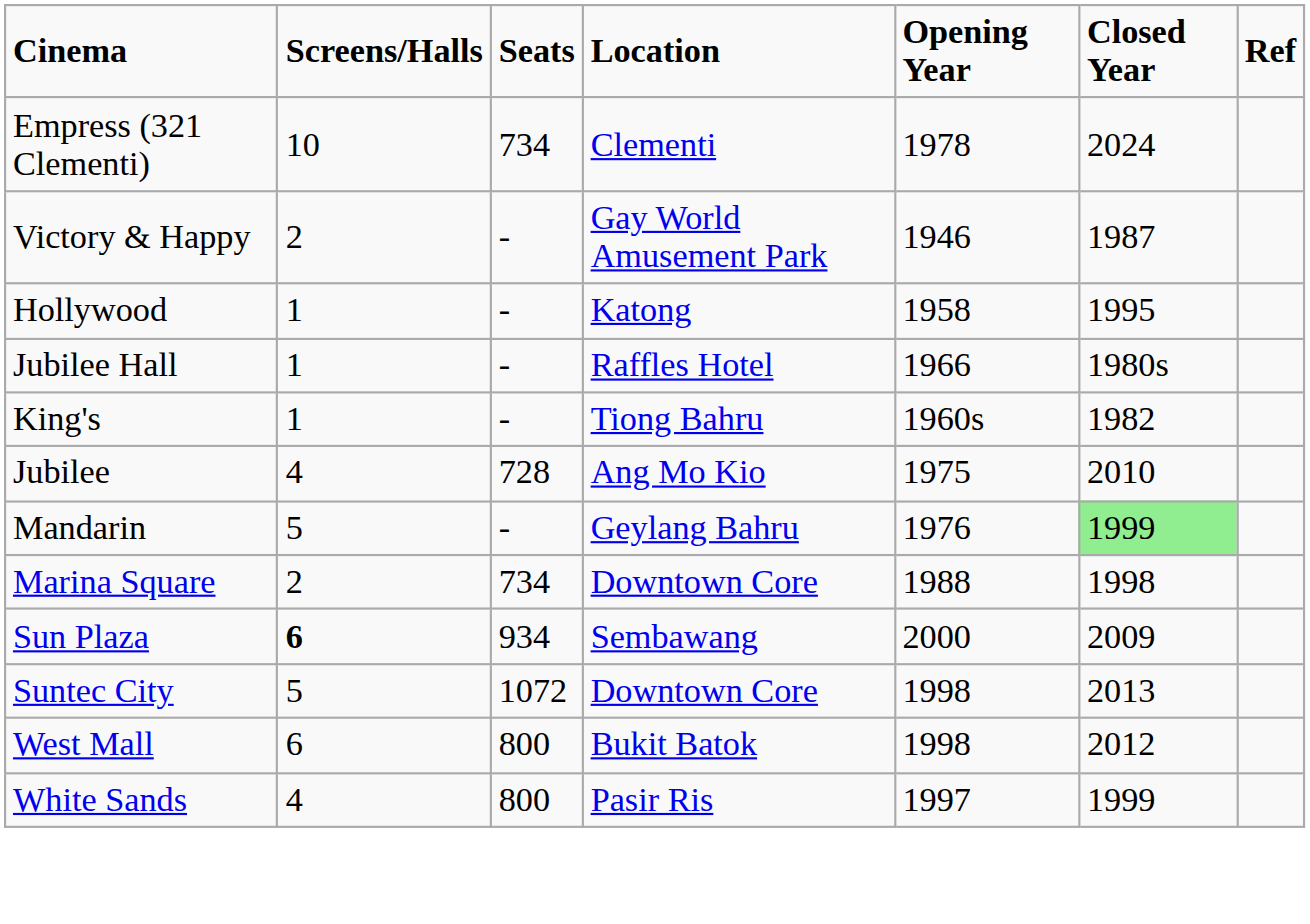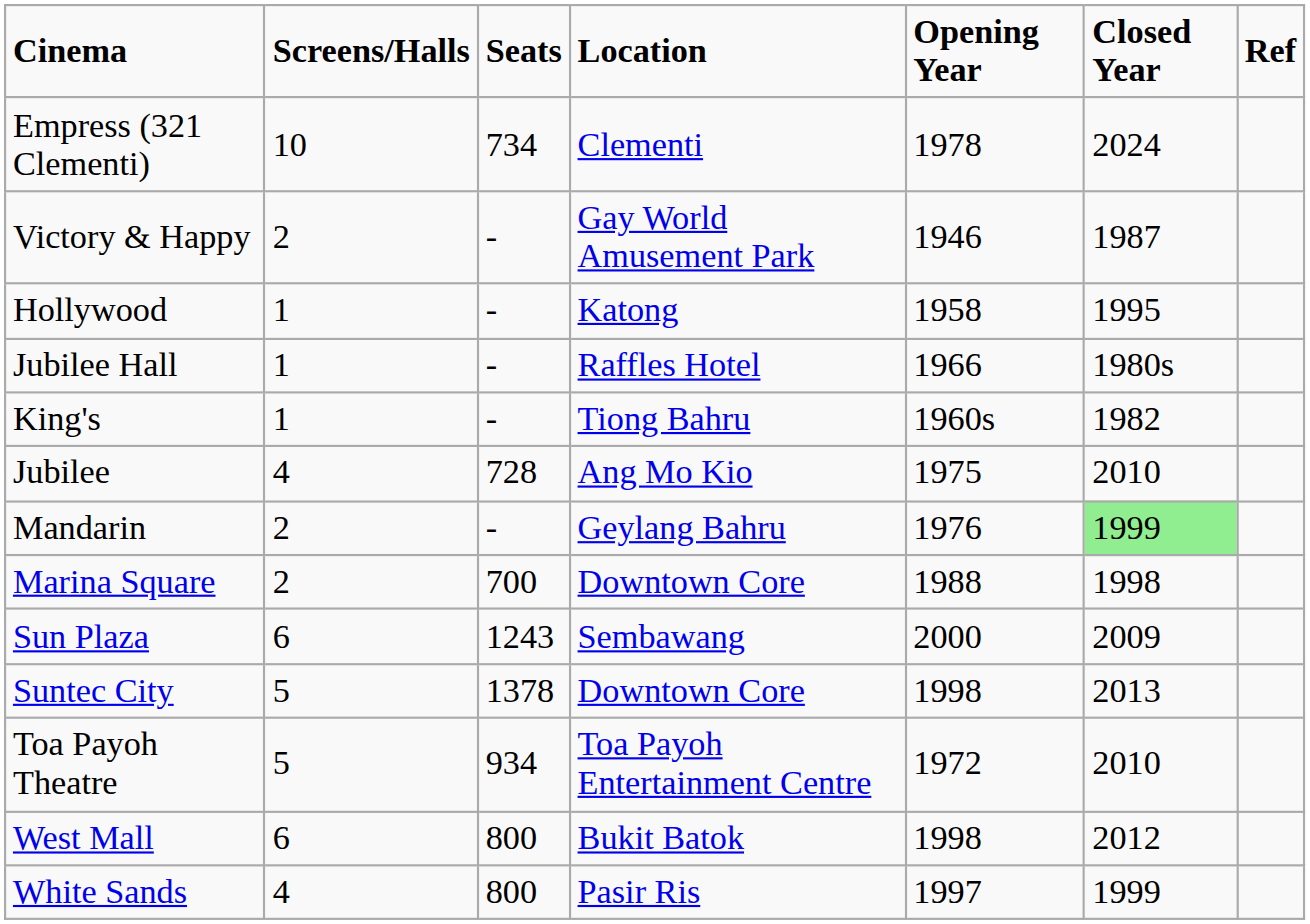(294, 527) 5 -> (281, 527) 2
(524, 581) 734 -> (511, 581) 700
(294, 635) bold -> (281, 635) normal
(524, 635) 934 -> (520, 635) 1243
(533, 690) 1072 -> (520, 690) 1378
+ row: (85, 763)
